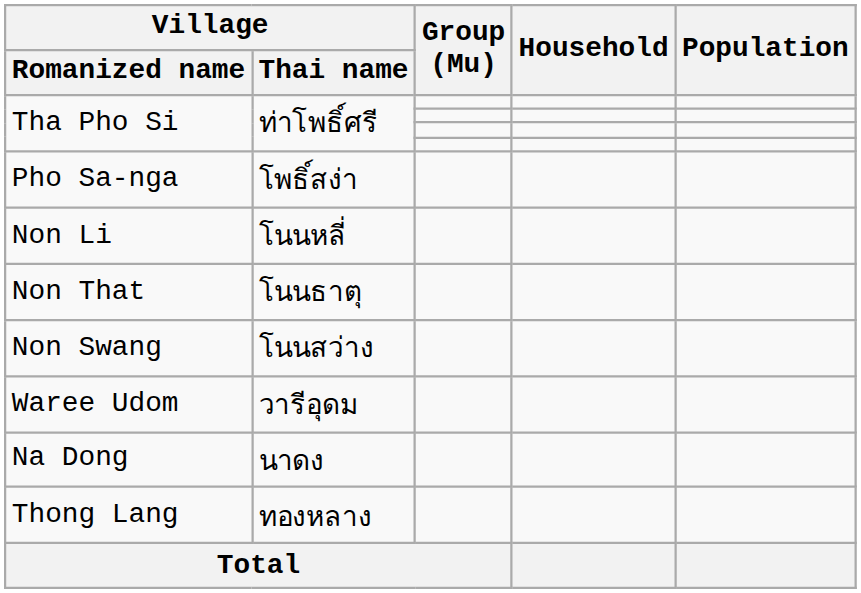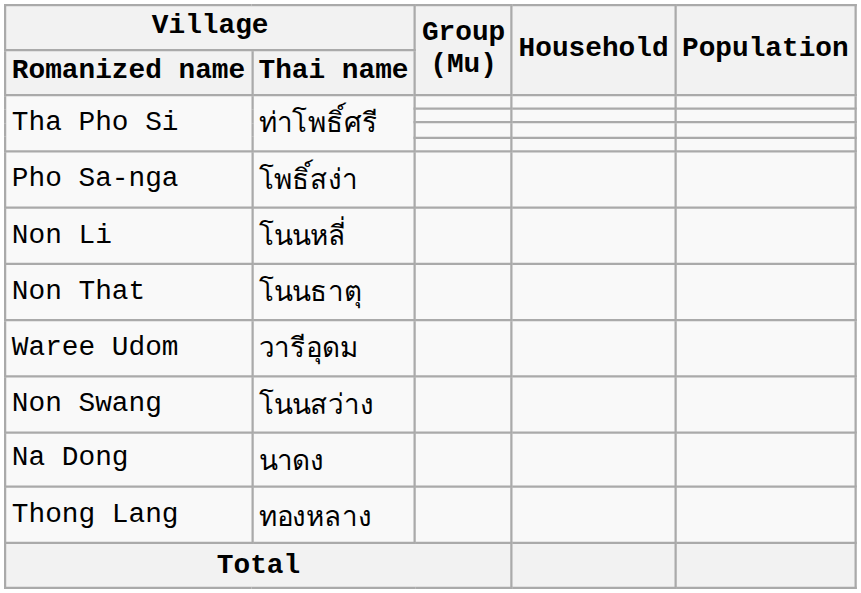rows swapped: (95, 404) <-> (87, 348)
